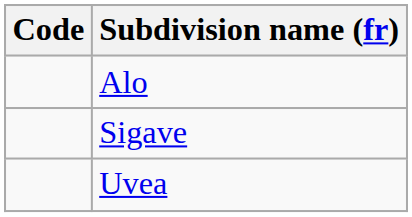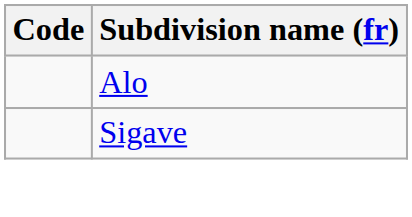- row: (133, 183)
